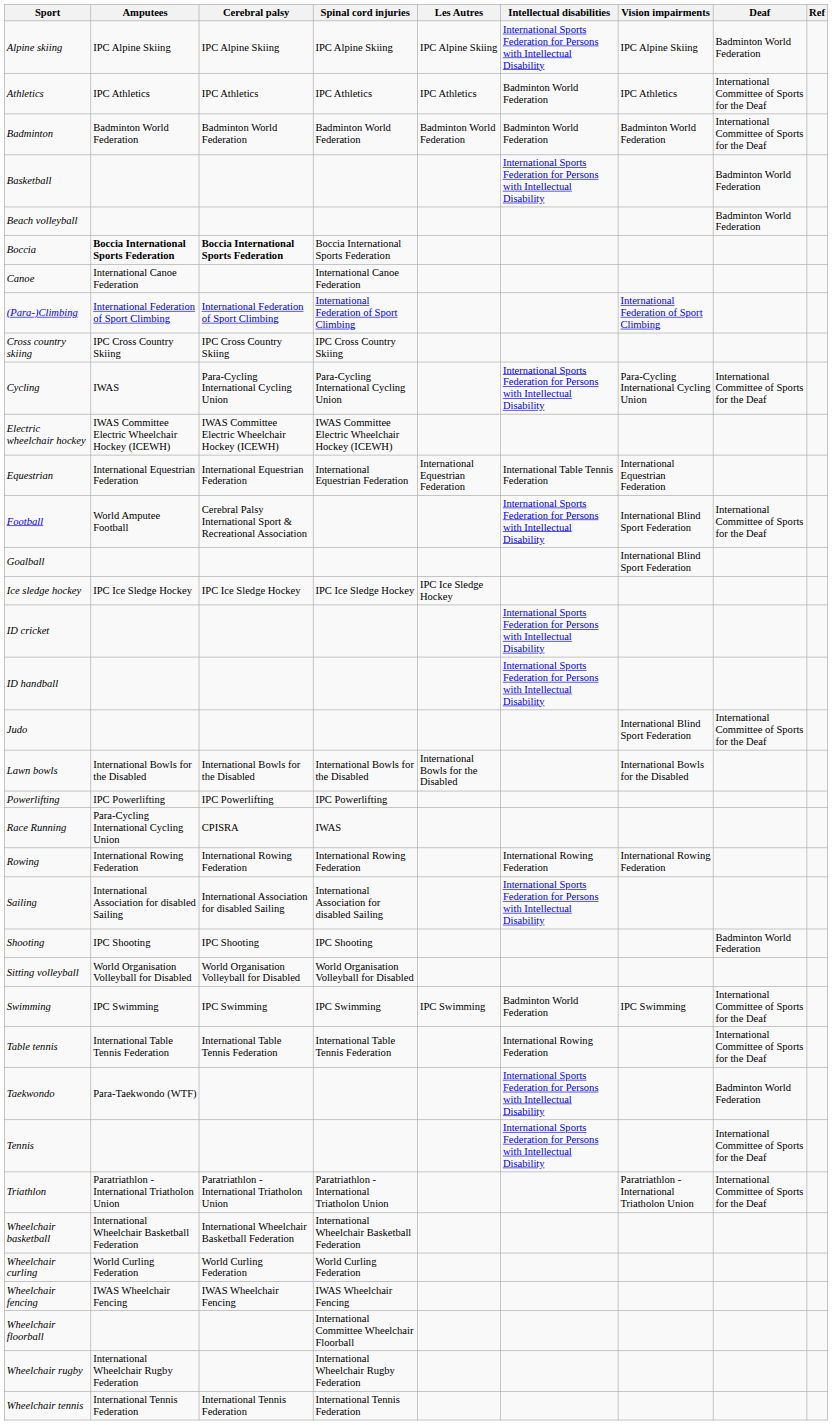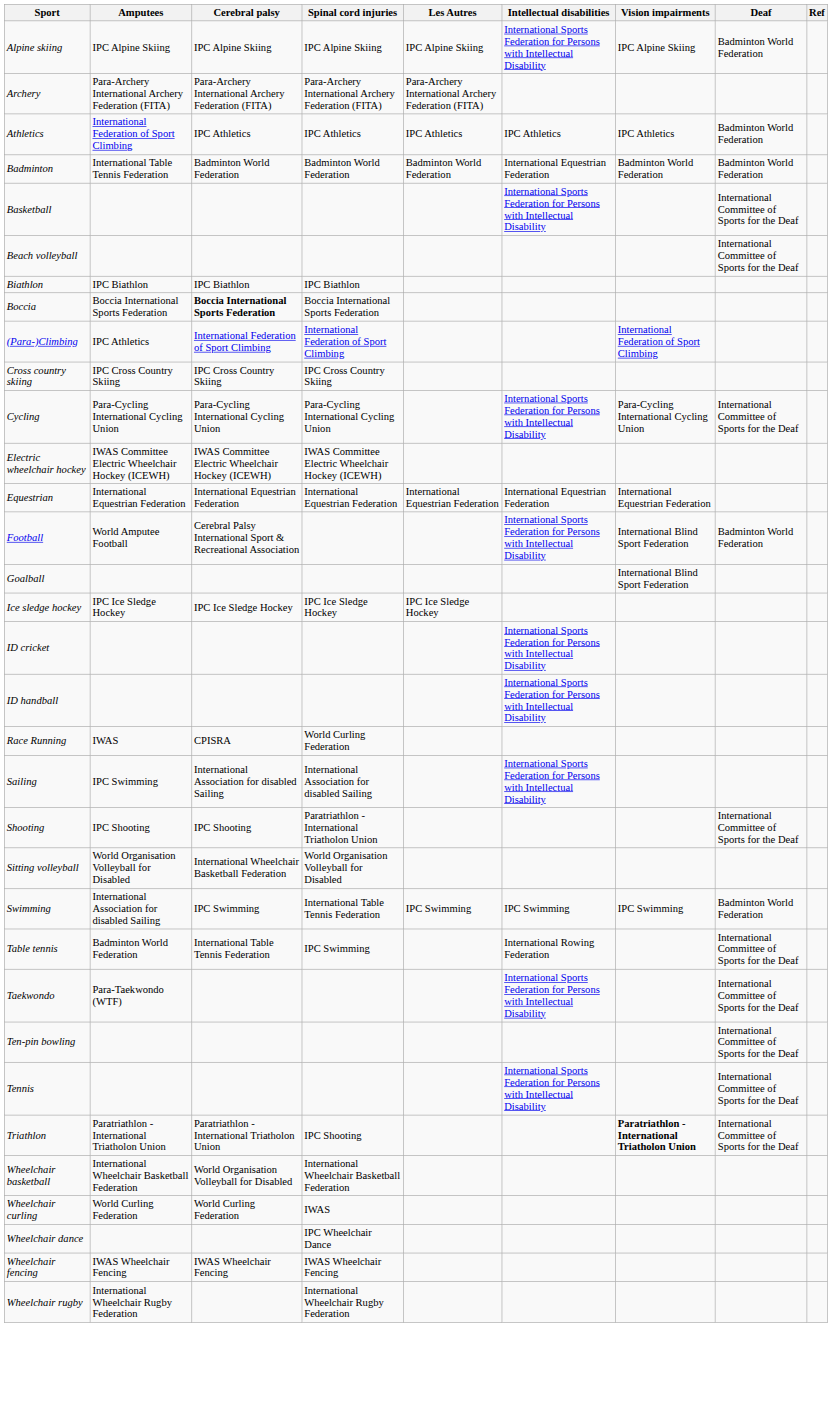+ row: (24, 93)
(122, 93) IPC Athletics -> (134, 134) International Federation of Sport Climbing
(541, 93) Badminton World Federation -> (532, 134) IPC Athletics
(759, 93) International Committee of Sports for the Deaf -> (756, 134) Badminton World Federation
(131, 134) Badminton World Federation -> (132, 168) International Table Tennis Federation
(541, 134) Badminton World Federation -> (555, 168) International Equestrian Federation
(759, 134) International Committee of Sports for the Deaf -> (756, 168) Badminton World Federation
(753, 180) Badminton World Federation -> (758, 209) International Committee of Sports for the Deaf
(753, 221) Badminton World Federation -> (758, 255) International Committee of Sports for the Deaf
+ row: (25, 284)
(139, 249) bold -> (135, 307) normal
- row: (21, 278)
(144, 313) International Federation of Sport Climbing -> (121, 341) IPC Athletics
(106, 388) IWAS -> (138, 416) Para-Cycling International Cycling Union
(558, 475) International Table Tennis Federation -> (555, 497) International Equestrian Federation
(759, 521) International Committee of Sports for the Deaf -> (756, 538) Badminton World Federation
- row: (17, 730)
- row: (32, 770)
- row: (33, 799)
(138, 827) Para-Cycling International Cycling Union -> (105, 740) IWAS
(328, 827) IWAS -> (335, 740) World Curling Federation
- row: (23, 862)
(145, 902) International Association for disabled Sailing -> (125, 781) IPC Swimming
(344, 943) IPC Shooting -> (341, 827) Paratriathlon - International Triatholon Union
(753, 943) Badminton World Federation -> (758, 827) International Committee of Sports for the Deaf
(251, 972) World Organisation Volleyball for Disabled -> (246, 868) International Wheelchair Basketball Federation
(126, 1006) IPC Swimming -> (126, 908) International Association for disabled Sailing
(348, 1006) IPC Swimming -> (344, 908) International Table Tennis Federation
(541, 1006) Badminton World Federation -> (537, 908) IPC Swimming
(759, 1006) International Committee of Sports for the Deaf -> (756, 908) Badminton World Federation
(133, 1047) International Table Tennis Federation -> (130, 949) Badminton World Federation
(355, 1047) International Table Tennis Federation -> (337, 949) IPC Swimming
(753, 1093) Badminton World Federation -> (758, 995) International Committee of Sports for the Deaf
+ row: (41, 1042)
(352, 1192) Paratriathlon - International Triatholon Union -> (333, 1135) IPC Shooting
(657, 1192) normal -> (657, 1135) bold
(254, 1232) International Wheelchair Basketball Federation -> (243, 1175) World Organisation Volleyball for Disabled
(346, 1267) World Curling Federation -> (317, 1210) IWAS
+ row: (45, 1238)
- row: (31, 1330)
- row: (45, 1405)
